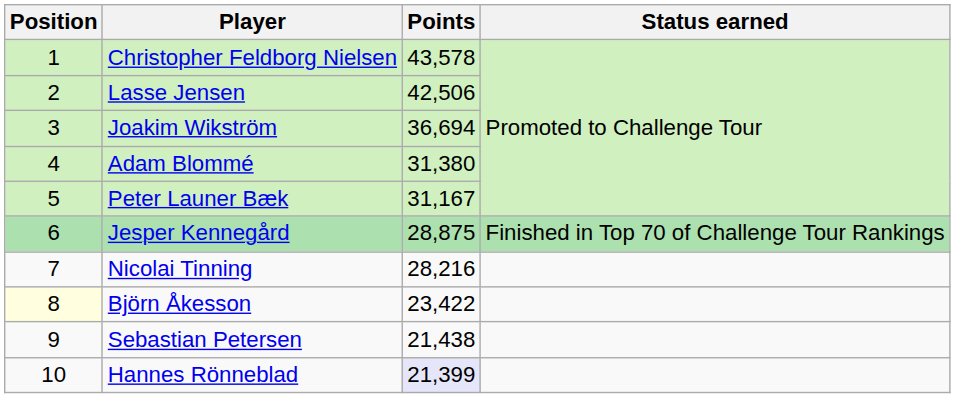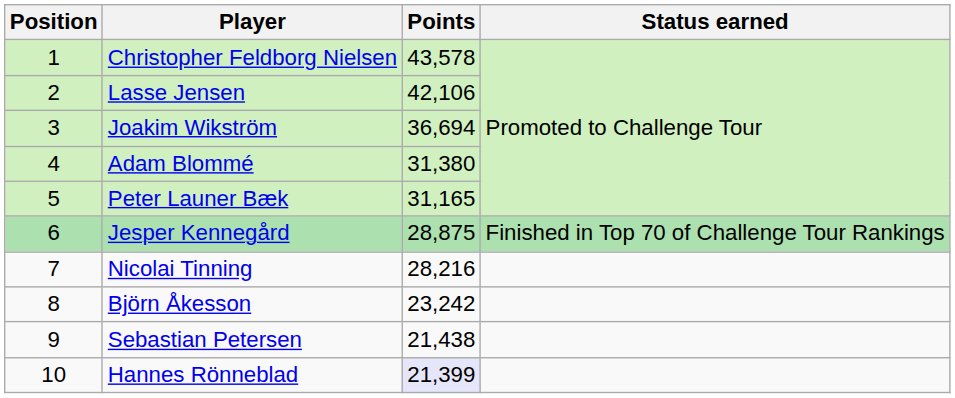(441, 92) 42,506 -> (441, 92) 42,106
(441, 198) 31,167 -> (441, 198) 31,165
(54, 304) lightyellow background -> (54, 304) no background
(441, 304) 23,422 -> (441, 304) 23,242
